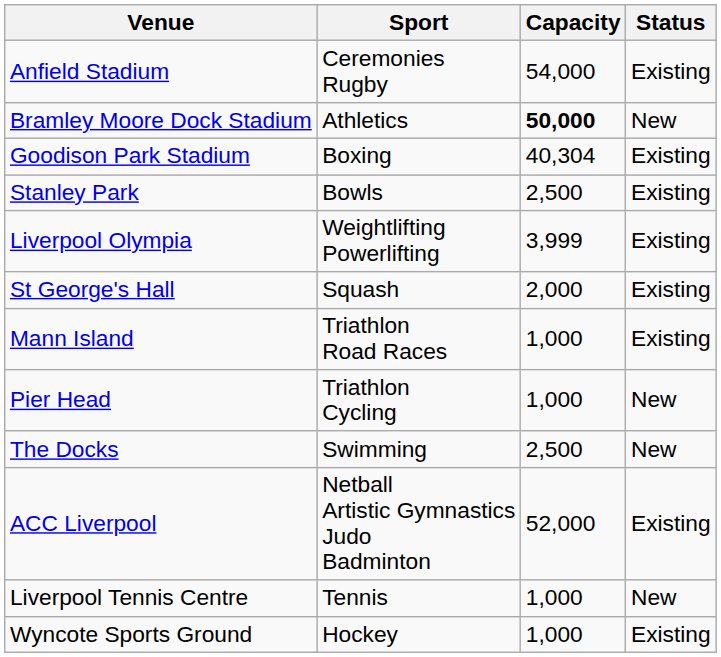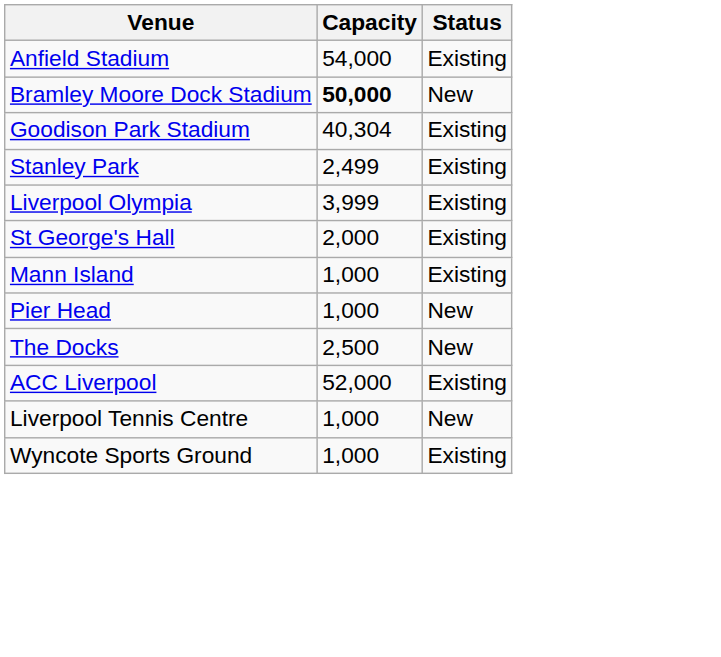- column: (419, 22)
(554, 192) 2,500 -> (351, 166) 2,499
